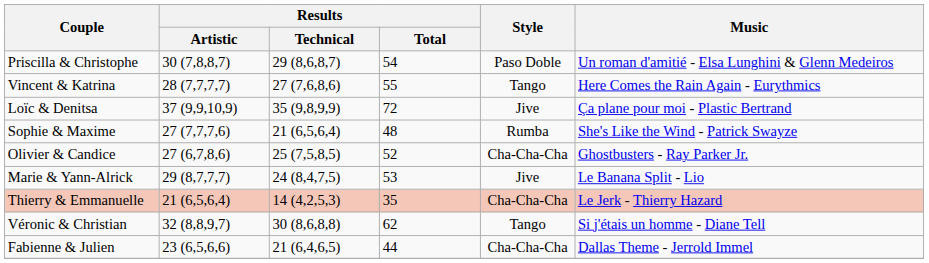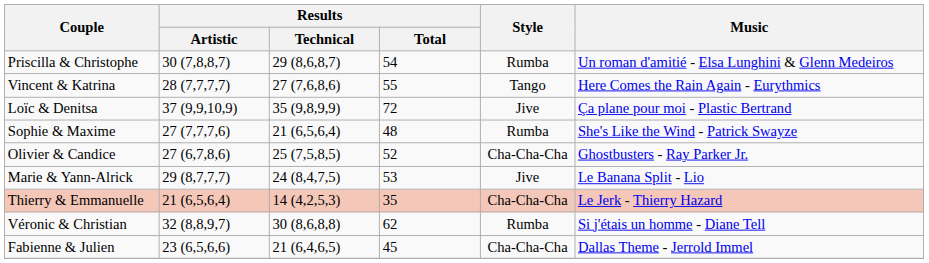(528, 62) Paso Doble -> (528, 62) Rumba
(528, 223) Tango -> (528, 223) Rumba
(390, 246) 44 -> (390, 246) 45
